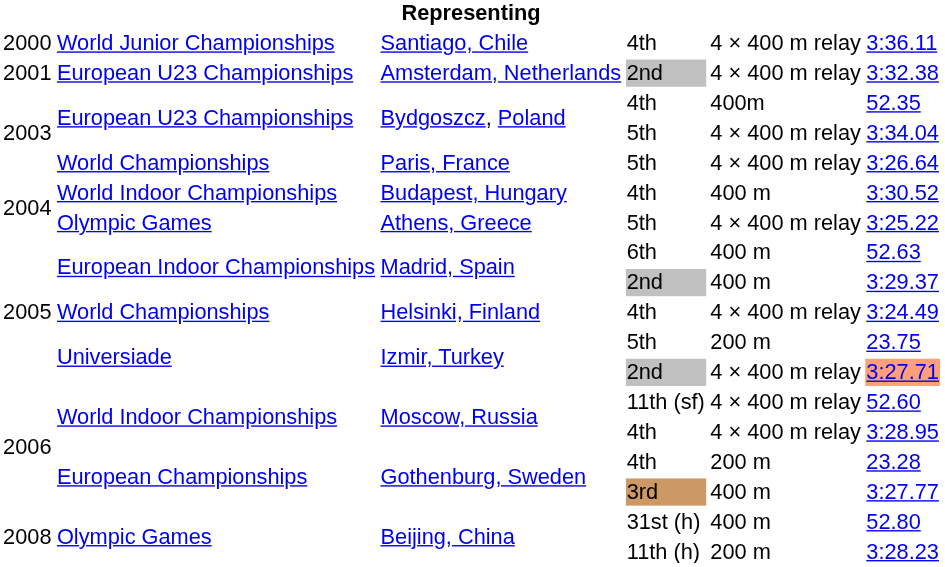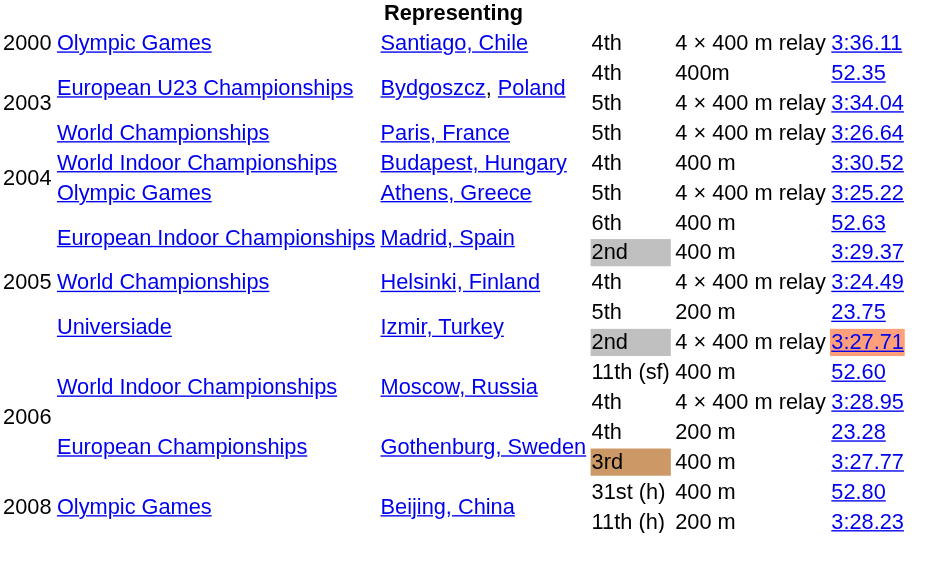(196, 43) World Junior Championships -> (134, 43) Olympic Games
- row: (501, 72)
(786, 402) 4 × 400 m relay -> (705, 372) 400 m
